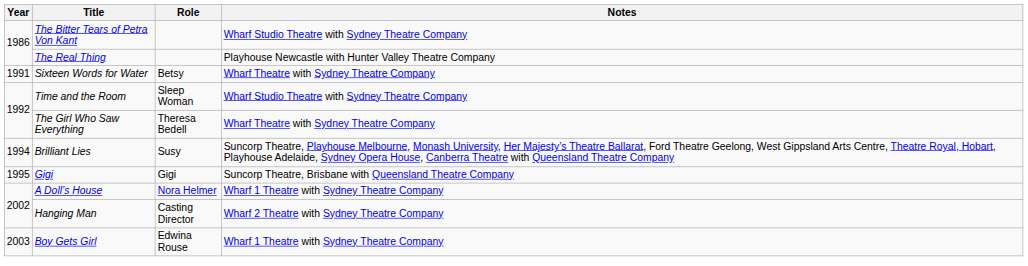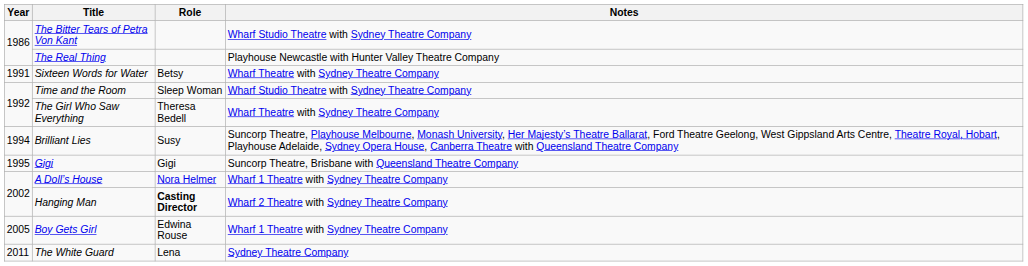(176, 213) normal -> (177, 202) bold
(18, 242) 2003 -> (18, 230) 2005
+ row: (74, 252)
